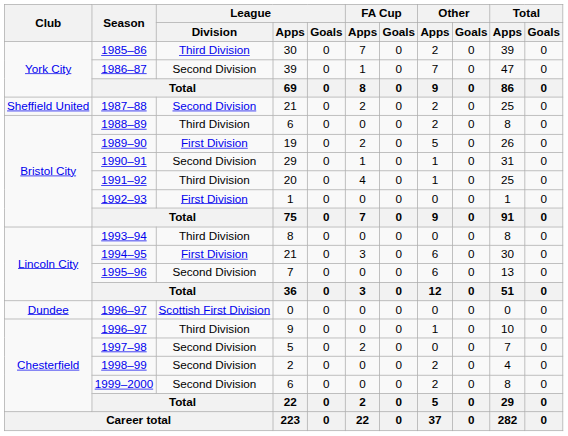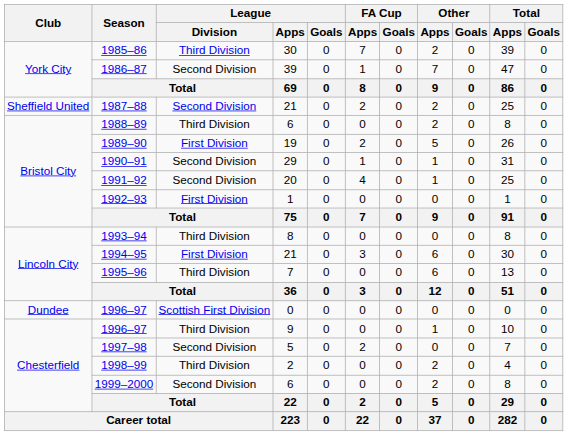(214, 180) Third Division -> (214, 180) Second Division
(214, 273) Second Division -> (214, 273) Third Division
(214, 365) Second Division -> (214, 365) Third Division
